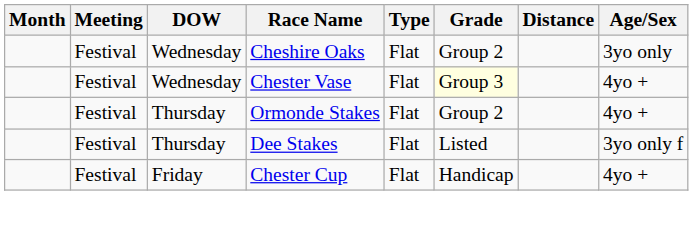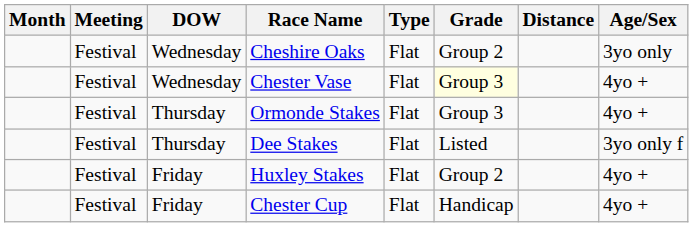(471, 112) Group 2 -> (471, 112) Group 3
+ row: (307, 174)
